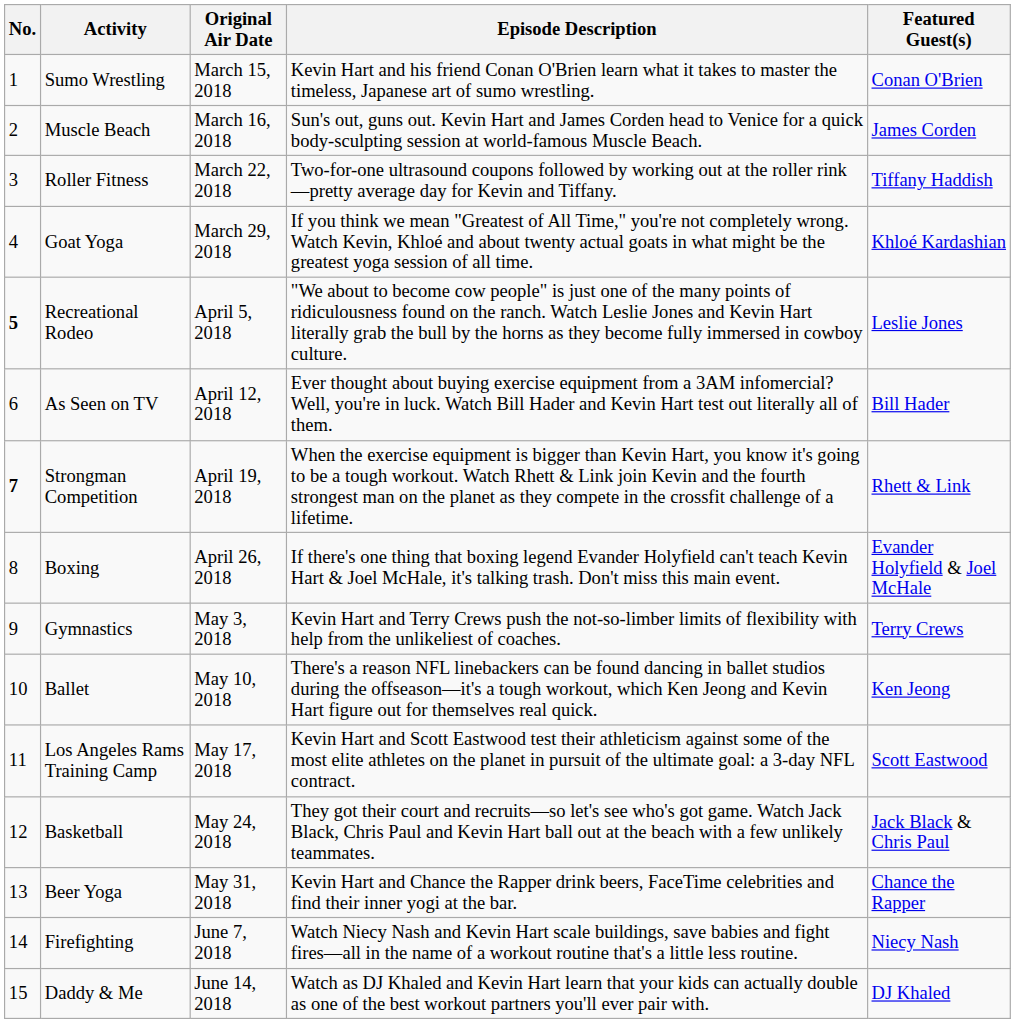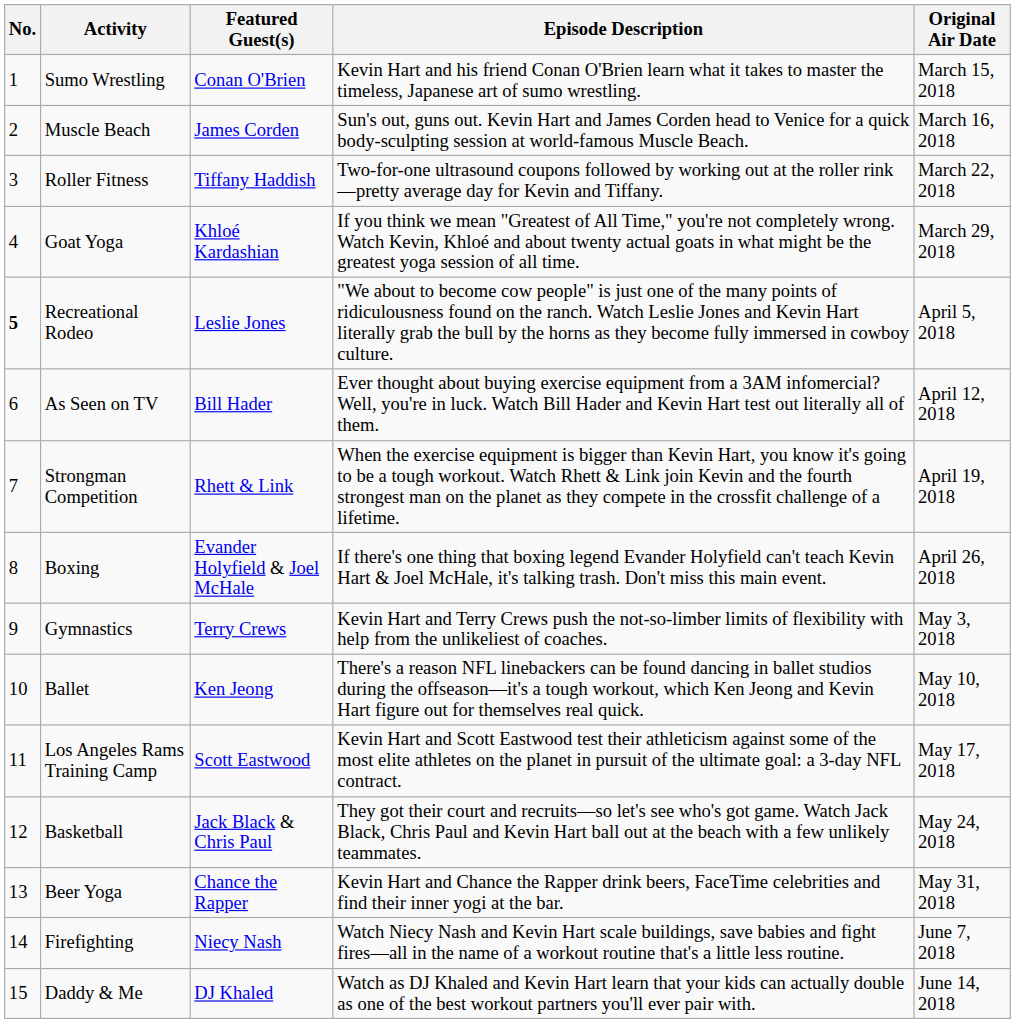columns swapped: (939, 29) <-> (238, 29)
(13, 486) bold -> (13, 486) normal
